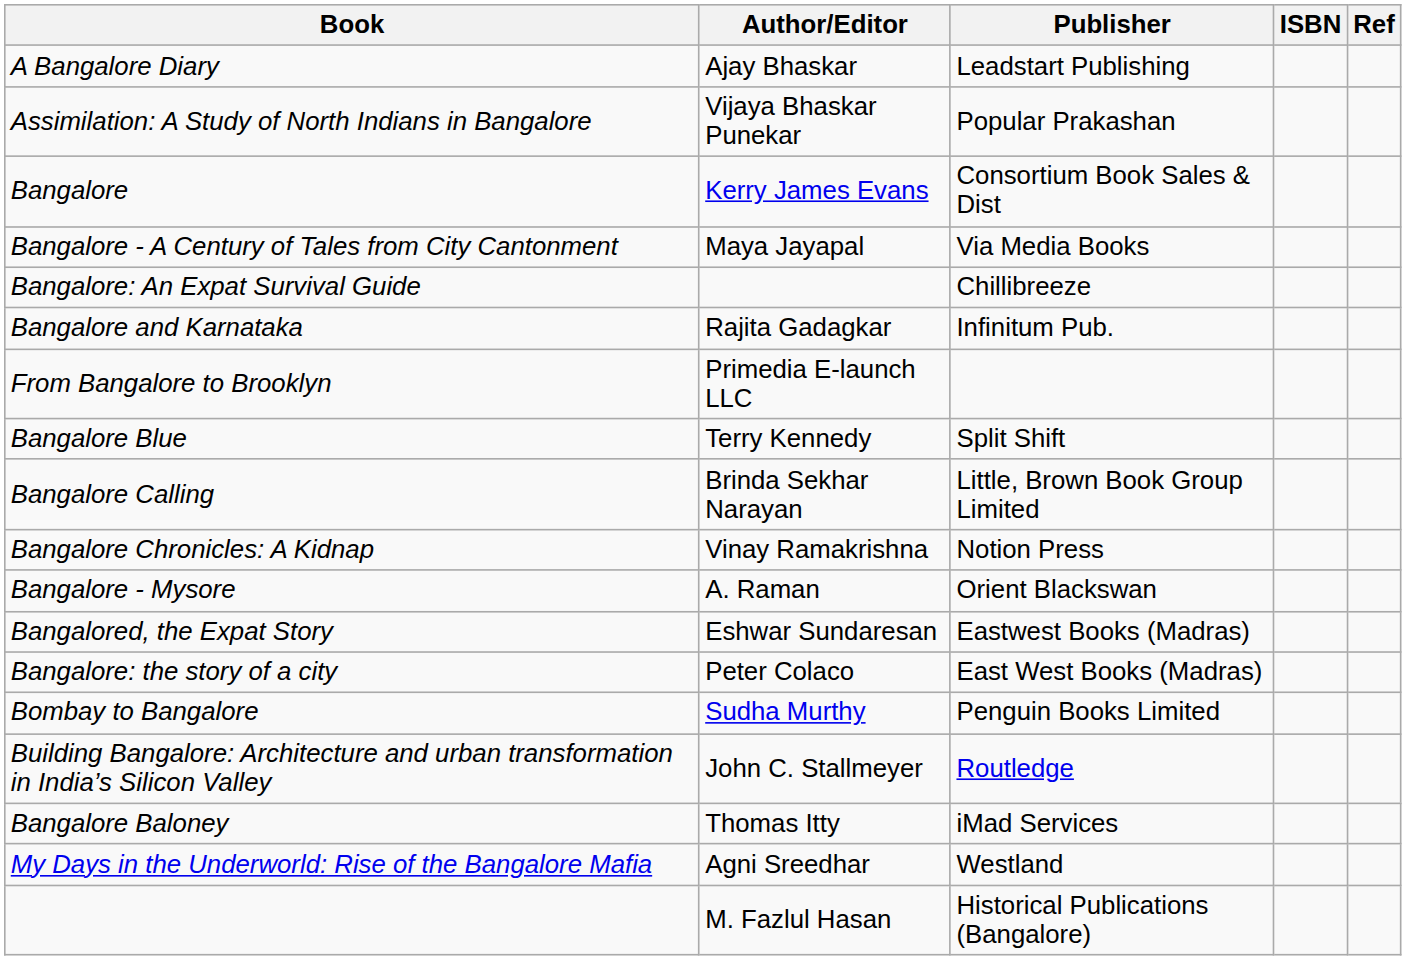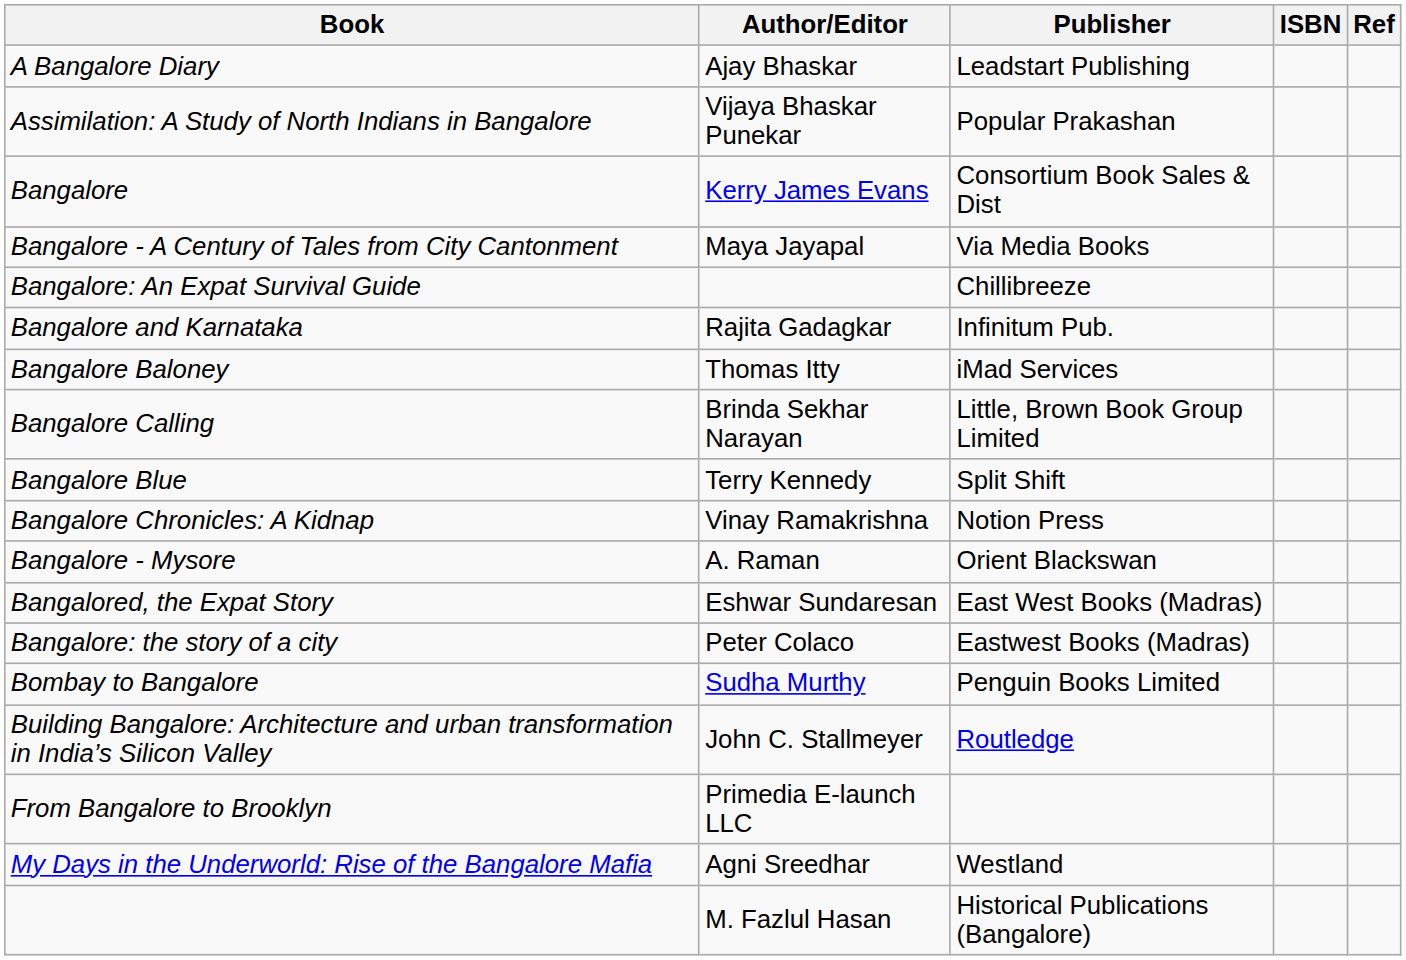rows swapped: (120, 823) <-> (171, 383)
rows swapped: (99, 438) <-> (112, 494)
(1103, 631) Eastwest Books (Madras) -> (1109, 602) East West Books (Madras)
(1109, 671) East West Books (Madras) -> (1103, 642) Eastwest Books (Madras)
